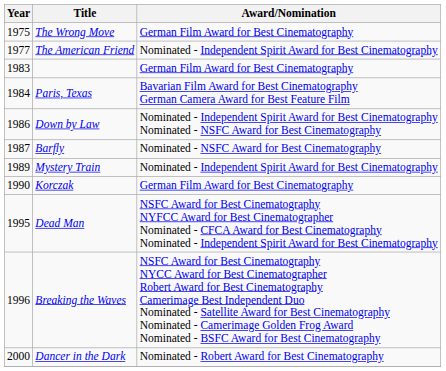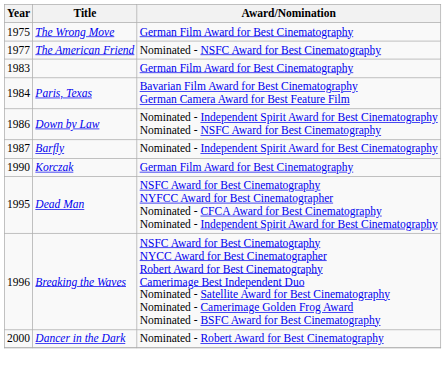(289, 50) Nominated - Independent Spirit Award for Best Cinematography -> (260, 50) Nominated - NSFC Award for Best Cinematography
(260, 149) Nominated - NSFC Award for Best Cinematography -> (289, 149) Nominated - Independent Spirit Award for Best Cinematography
- row: (19, 167)
